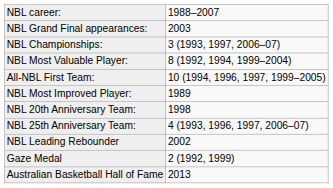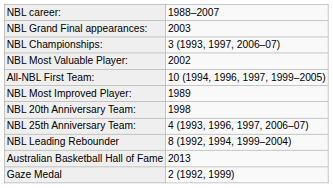(230, 61) 8 (1992, 1994, 1999–2004) -> (179, 61) 2002
(179, 142) 2002 -> (230, 142) 8 (1992, 1994, 1999–2004)
rows swapped: (34, 158) <-> (85, 175)
